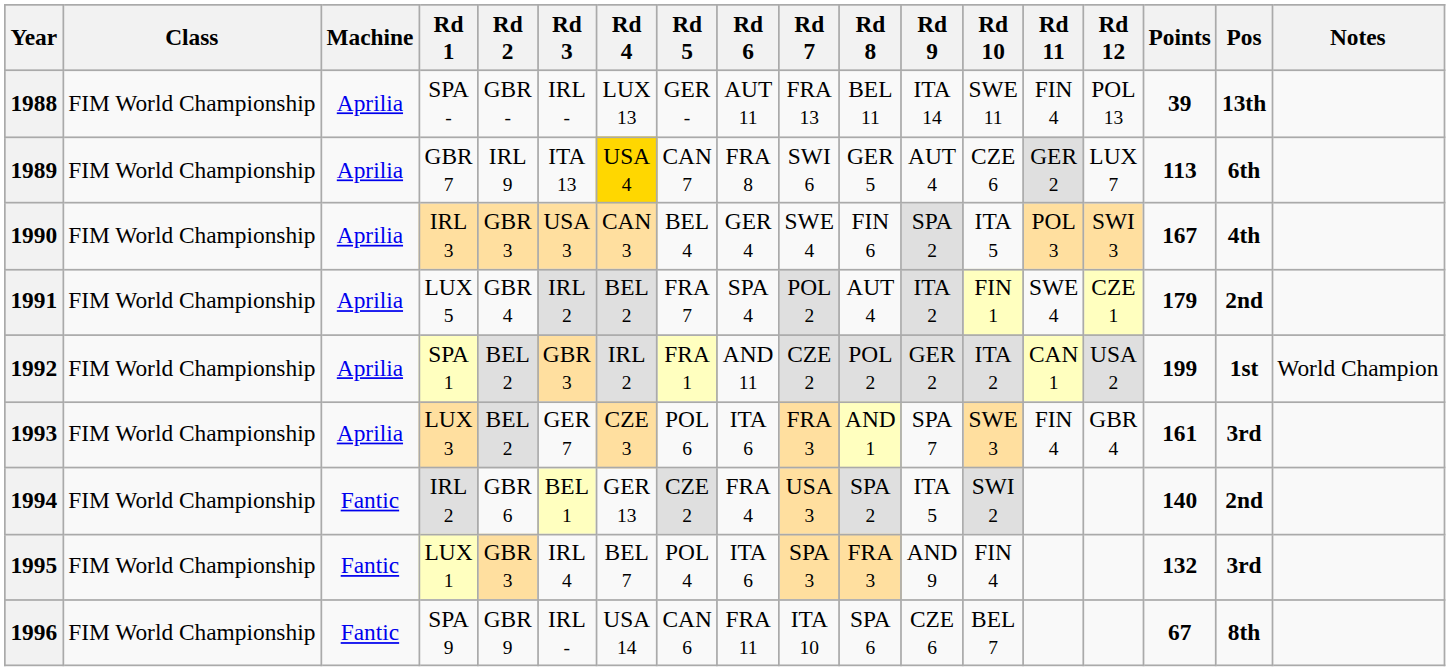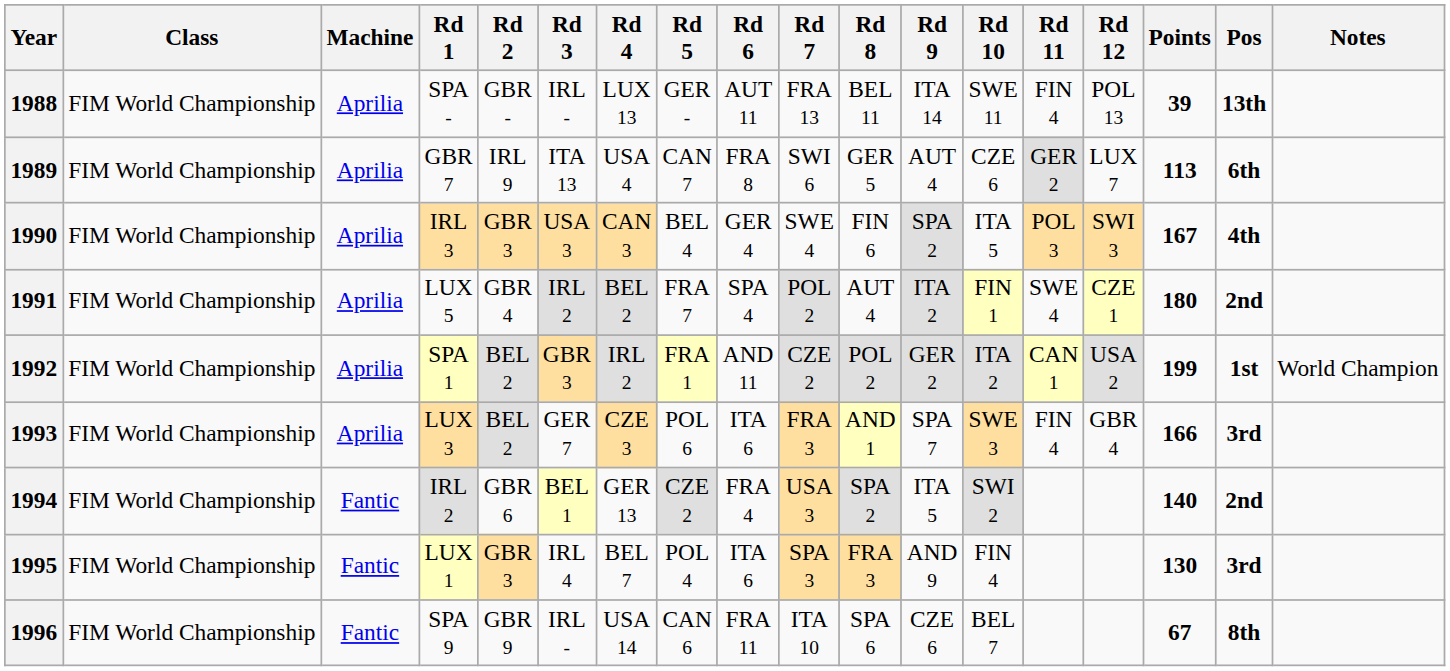(627, 168) gold background -> (627, 168) no background
(1180, 301) 179 -> (1180, 301) 180
(1180, 433) 161 -> (1180, 433) 166
(1180, 566) 132 -> (1180, 566) 130
